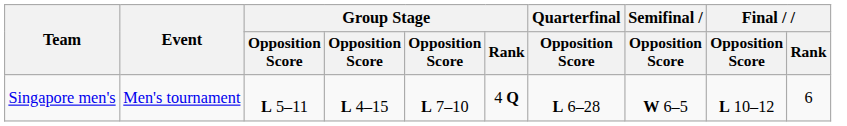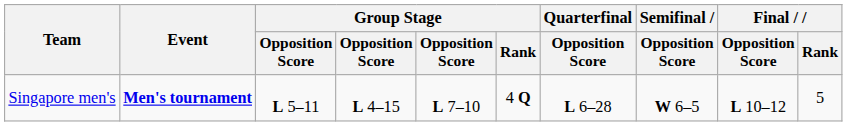(182, 98) normal -> (188, 98) bold
(808, 98) 6 -> (820, 98) 5
